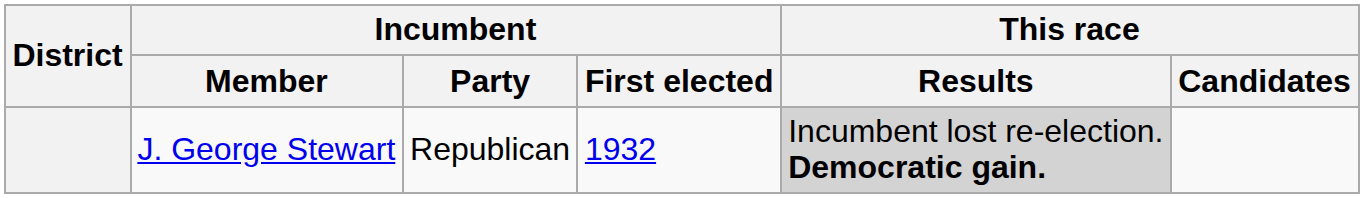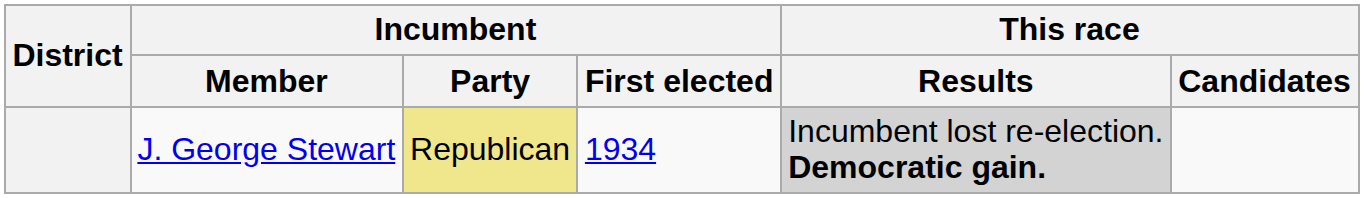(490, 149) no background -> (490, 149) khaki background
(620, 149) 1932 -> (620, 149) 1934
